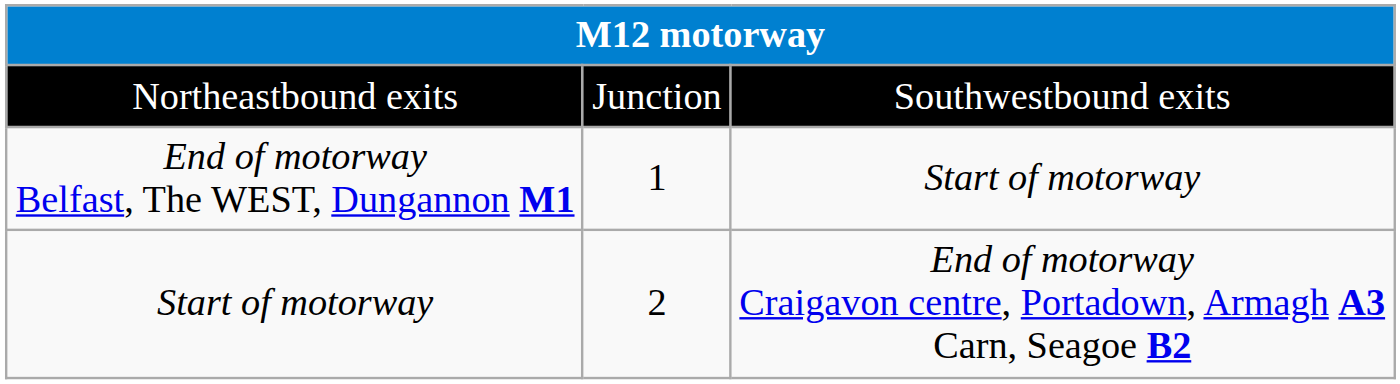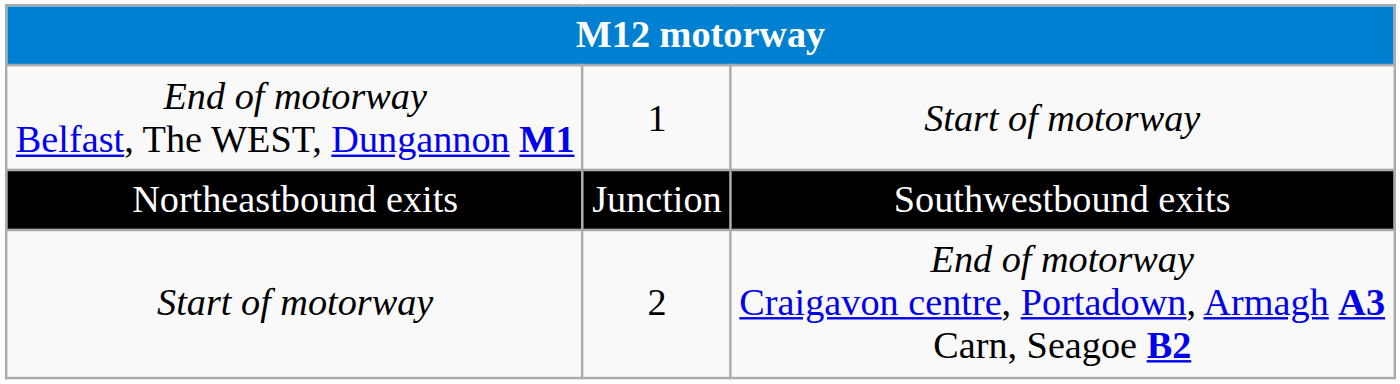rows swapped: (295, 95) <-> (295, 177)
